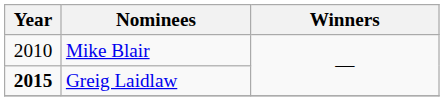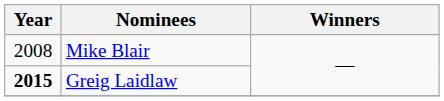(33, 50) 2010 -> (33, 50) 2008
